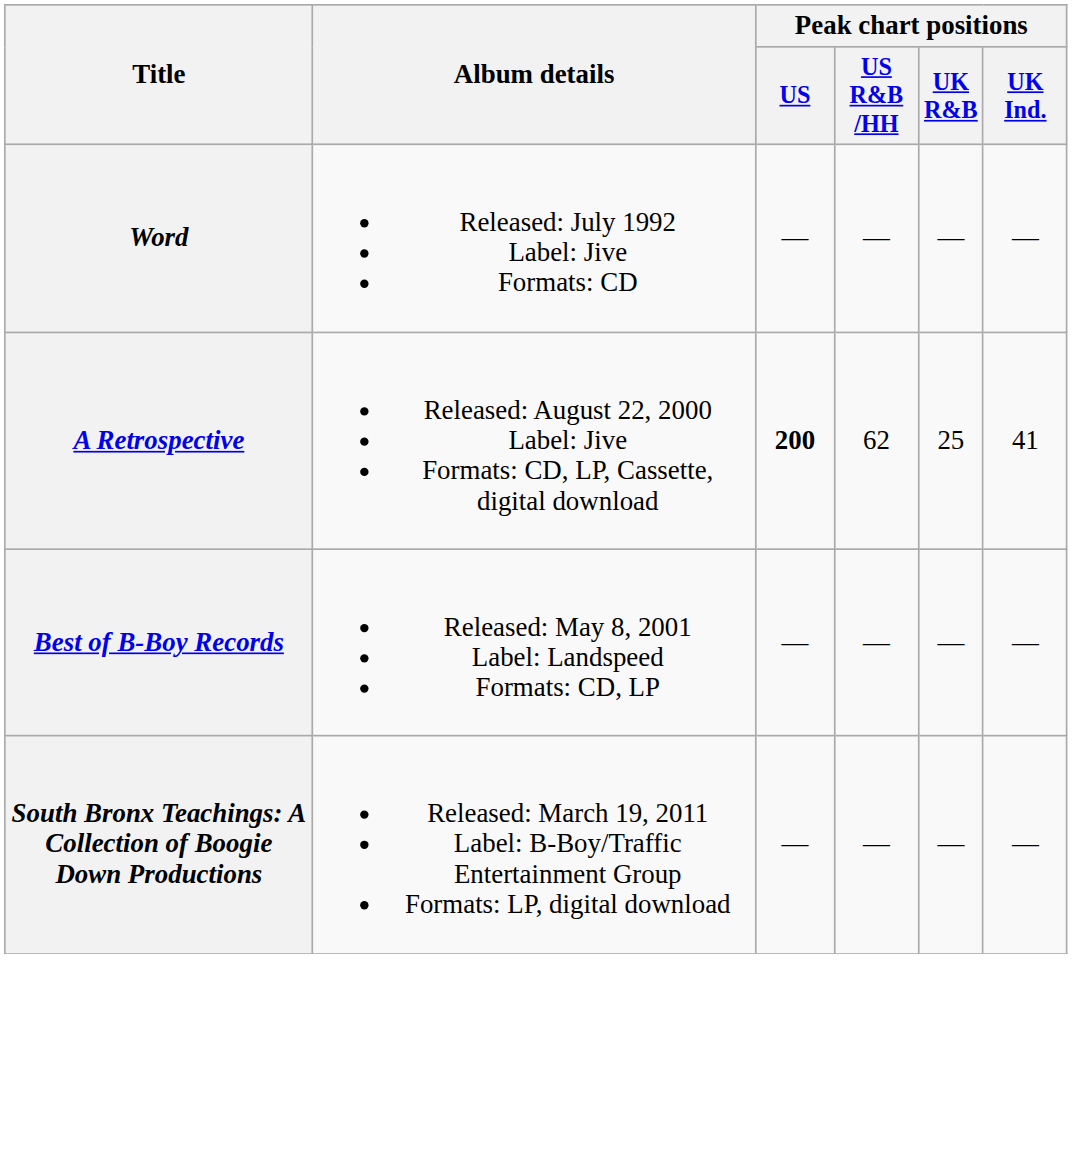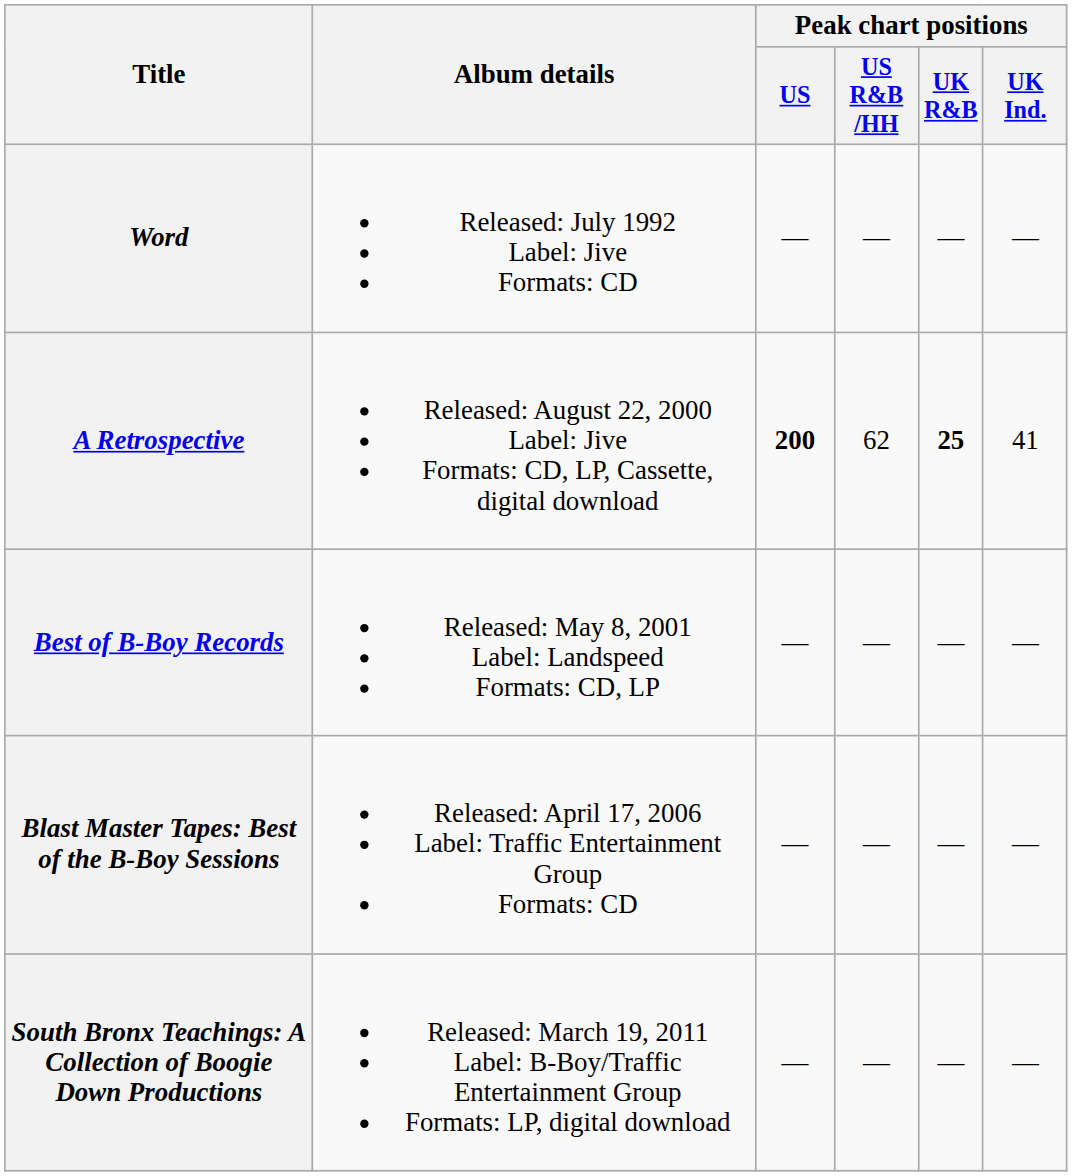(951, 439) normal -> (951, 439) bold
+ row: (159, 844)
